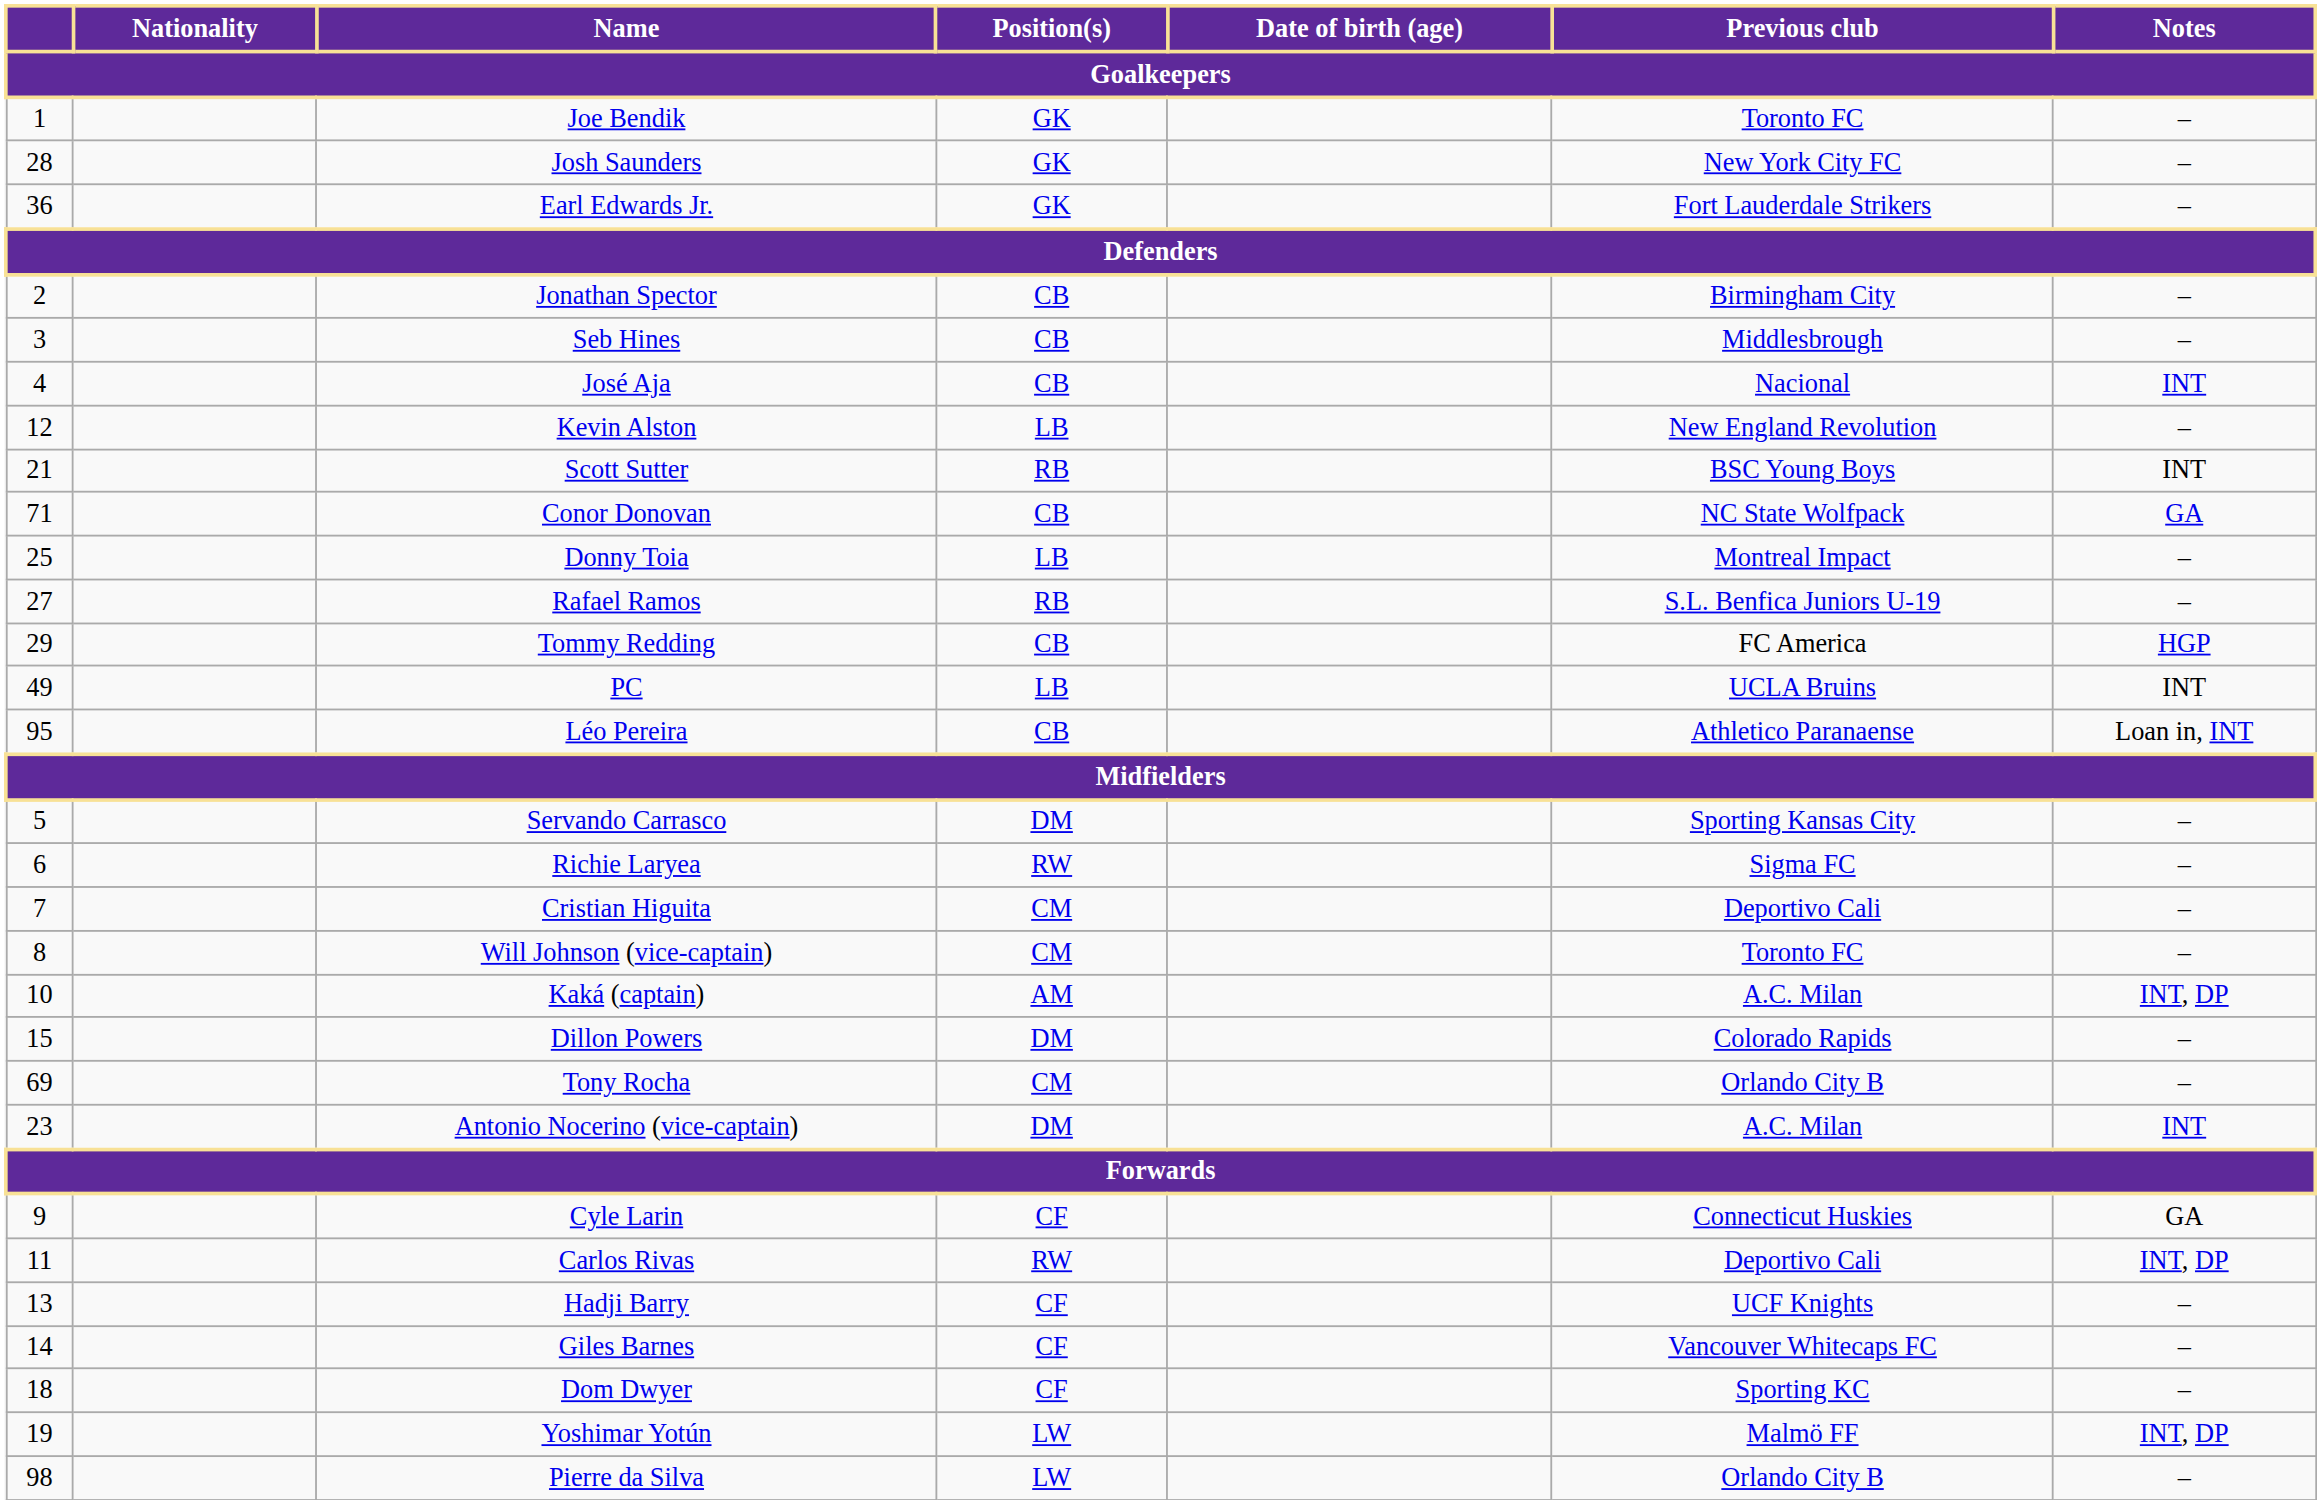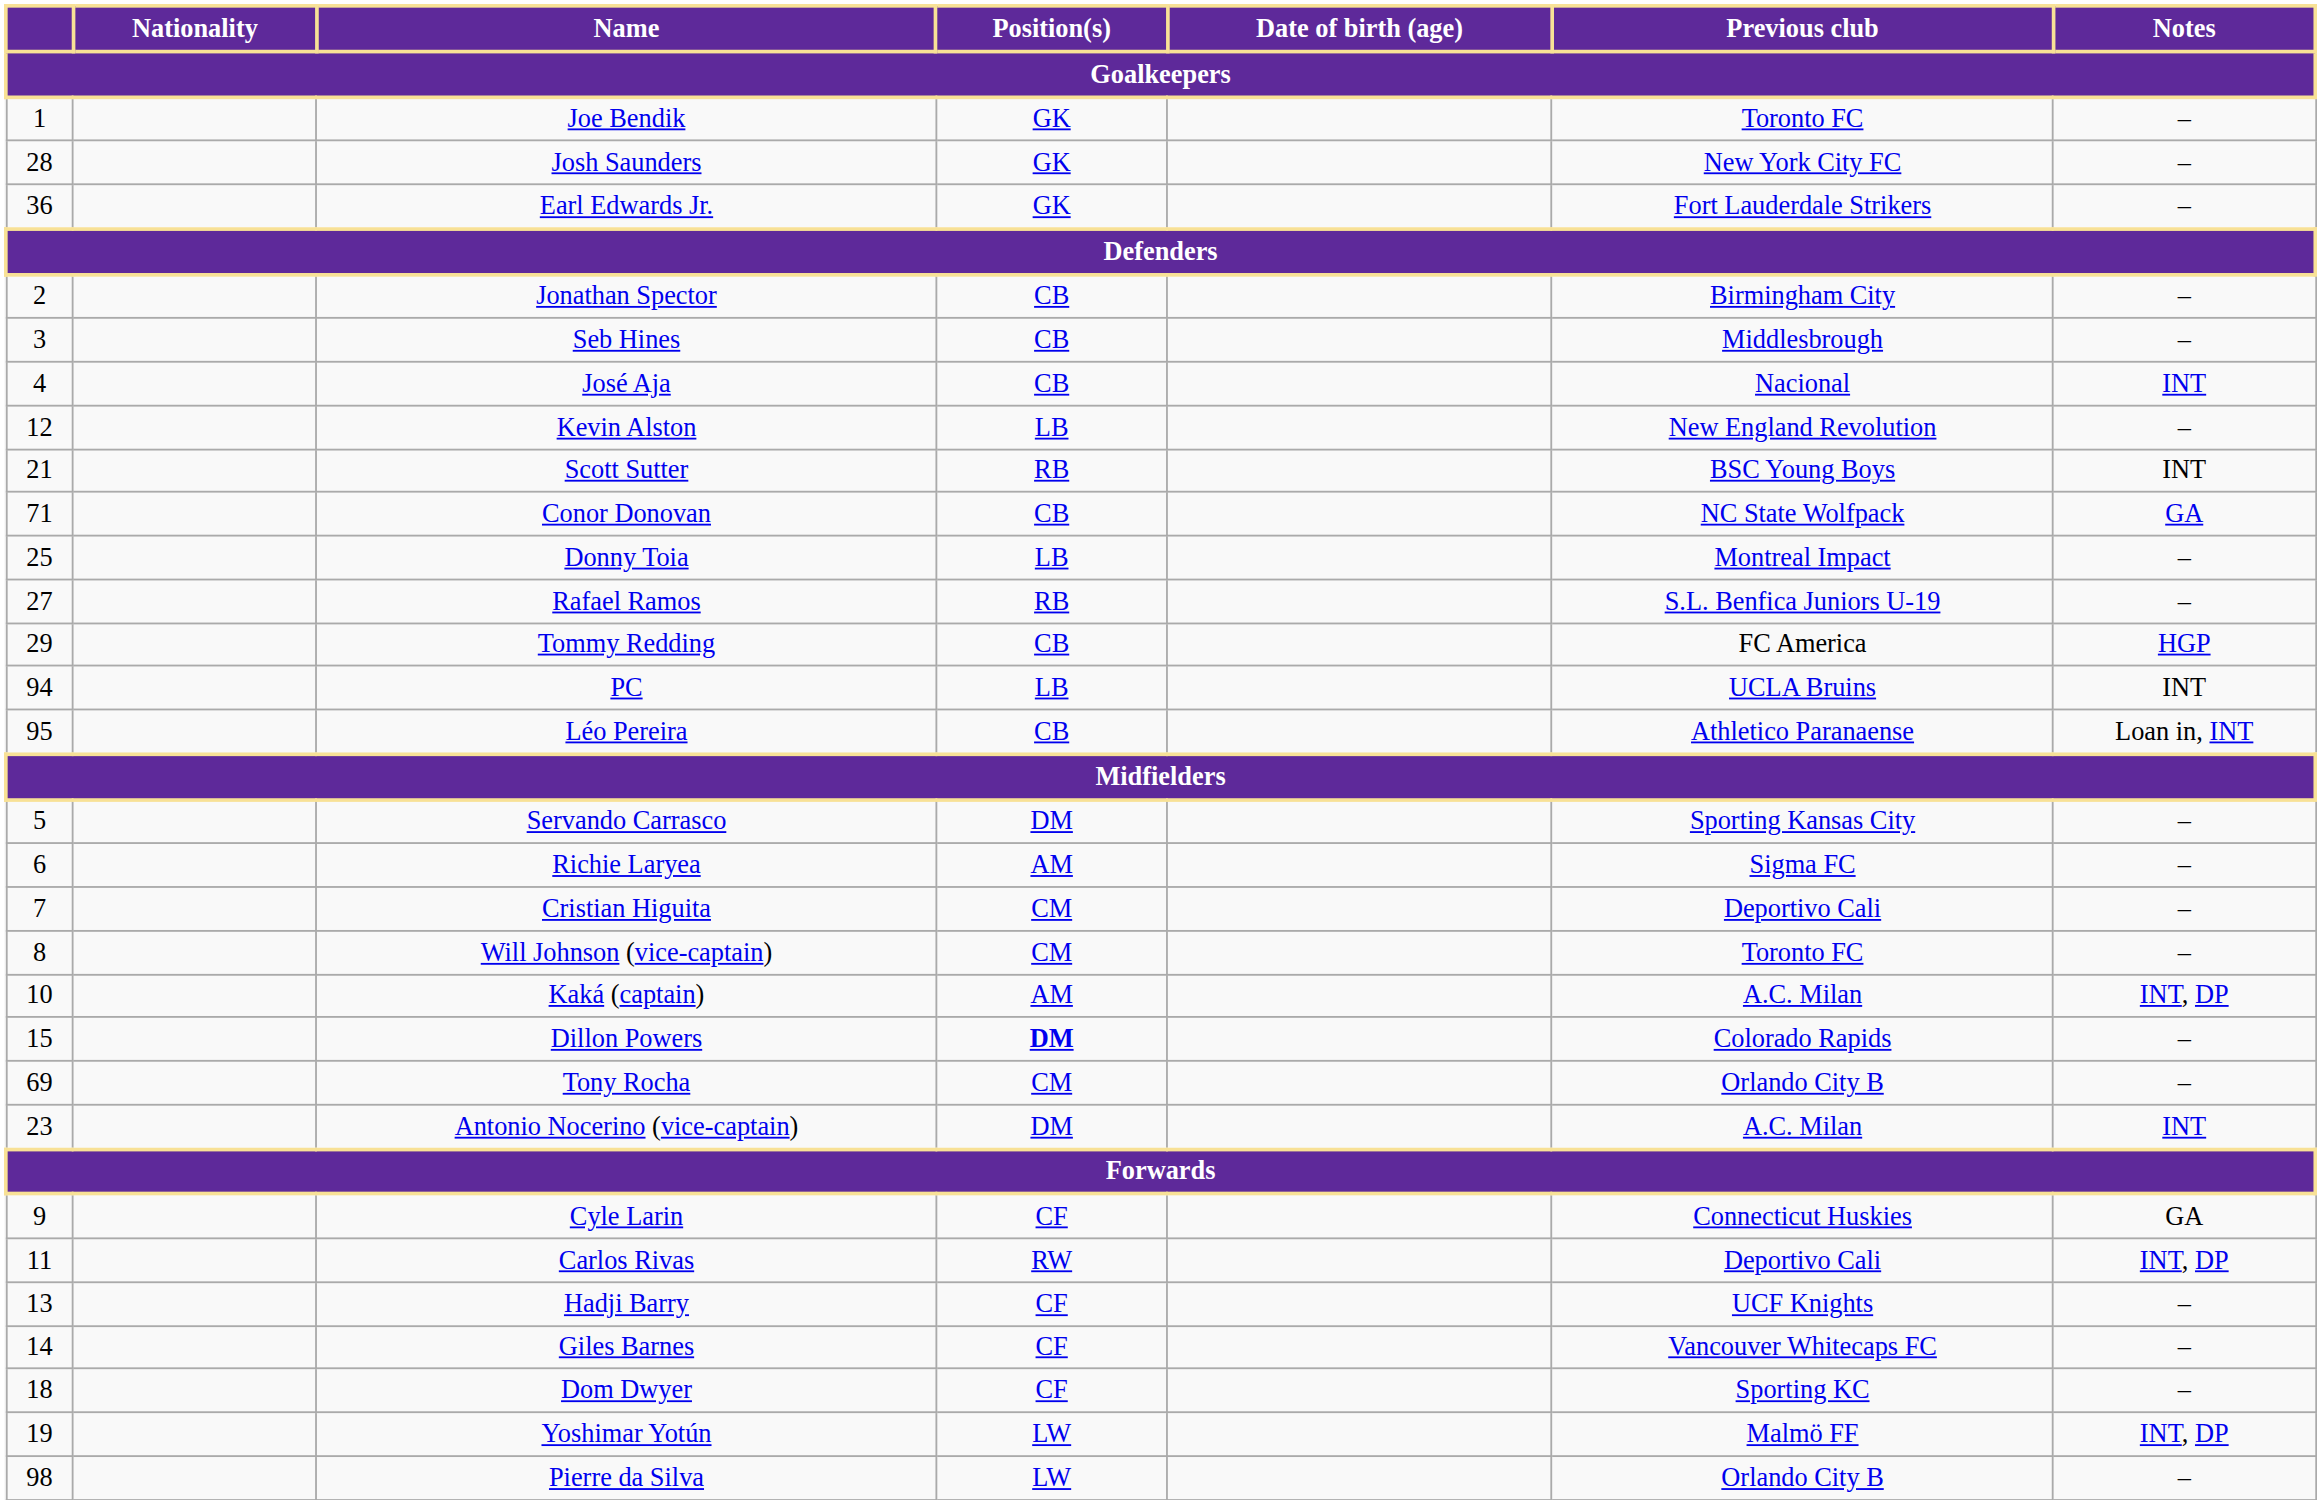(39, 687) 49 -> (39, 687) 94
(1052, 865) RW -> (1052, 865) AM
(1052, 1039) normal -> (1052, 1039) bold
